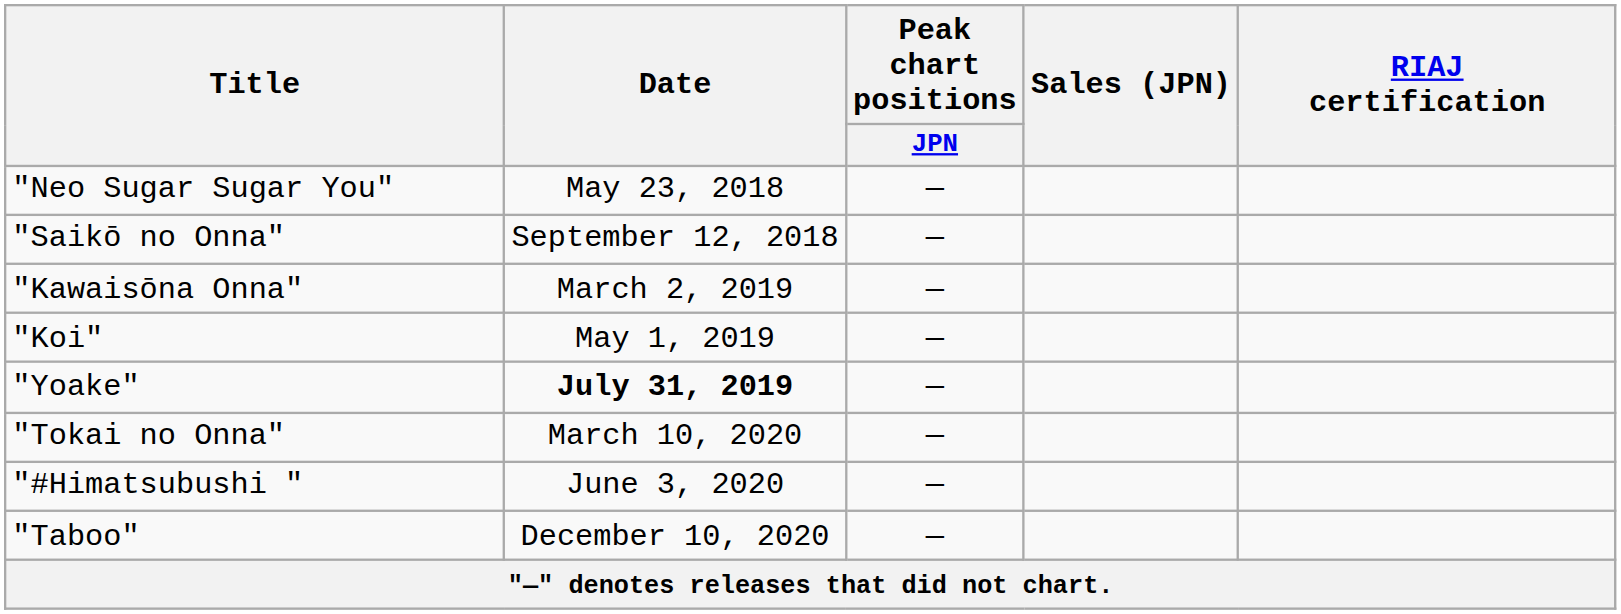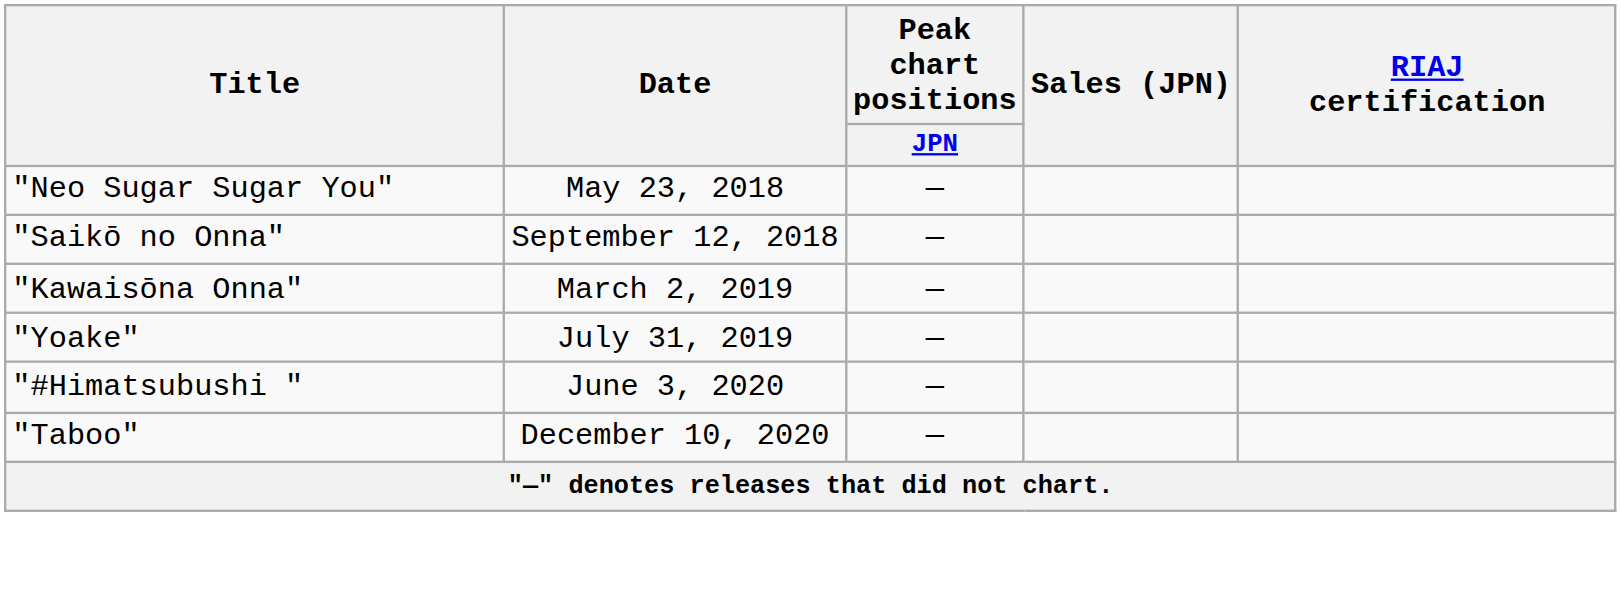- row: (58, 338)
(675, 387) bold -> (675, 338) normal
- row: (149, 437)
